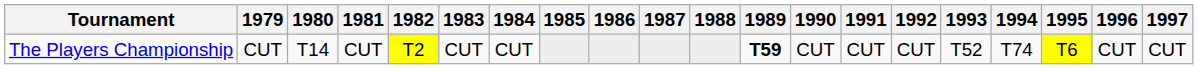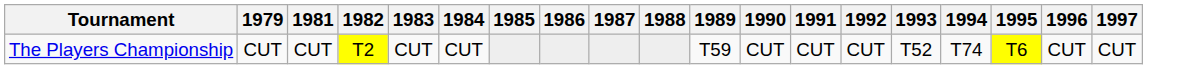- column: (313, 20)
(765, 49) bold -> (715, 49) normal
